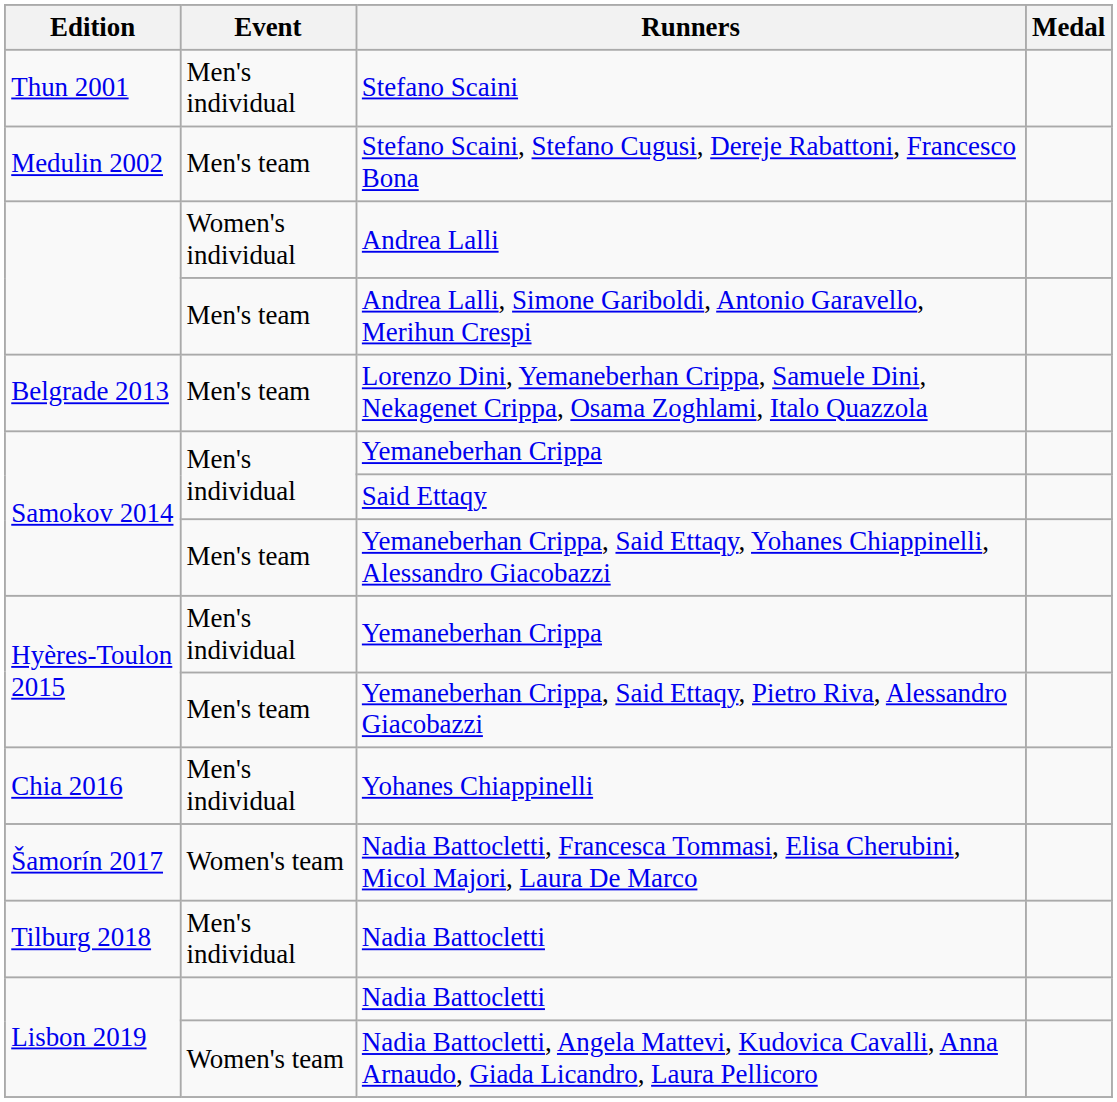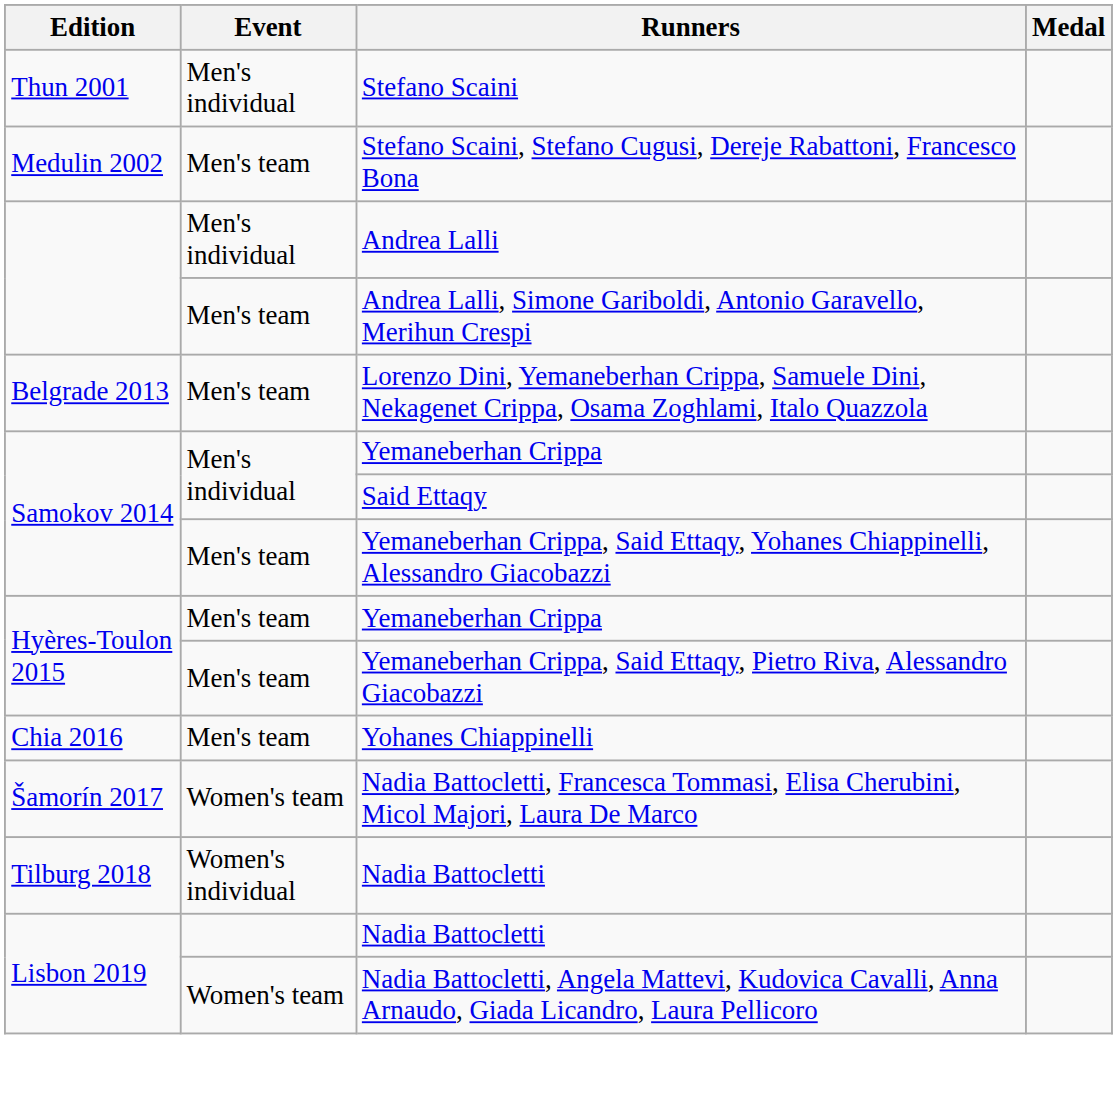(241, 239) Women's individual -> (241, 239) Men's individual
(241, 633) Men's individual -> (248, 617) Men's team
(241, 785) Men's individual -> (248, 738) Men's team
(241, 938) Men's individual -> (241, 874) Women's individual
